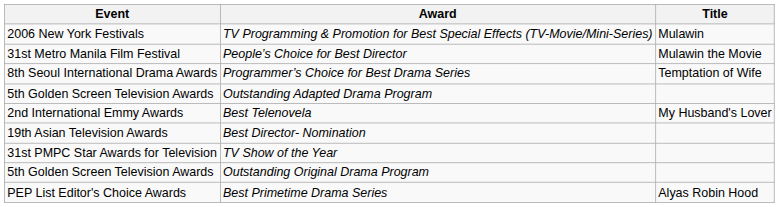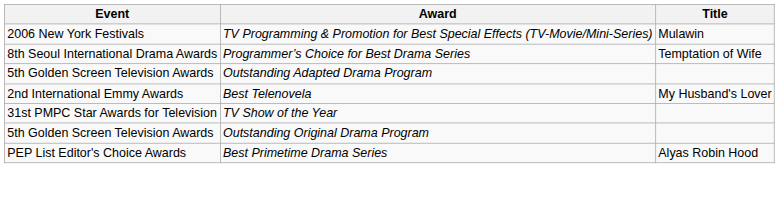- row: (315, 53)
- row: (294, 133)
